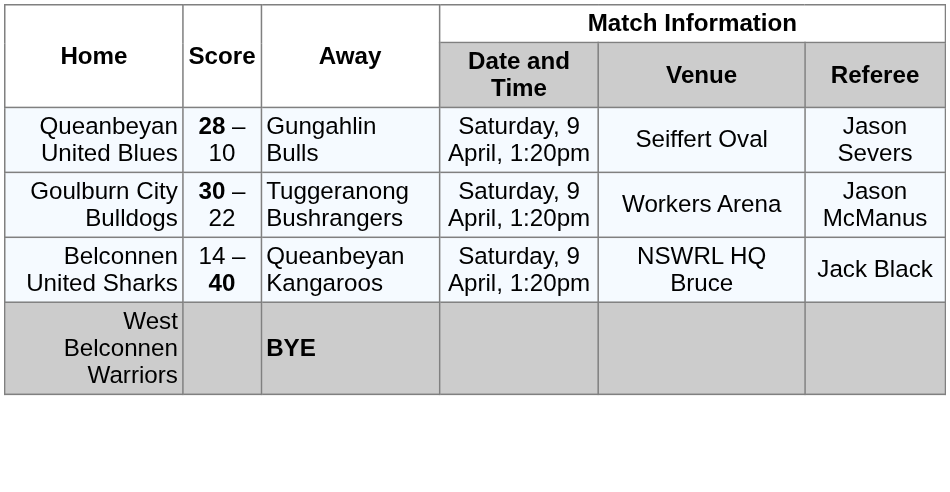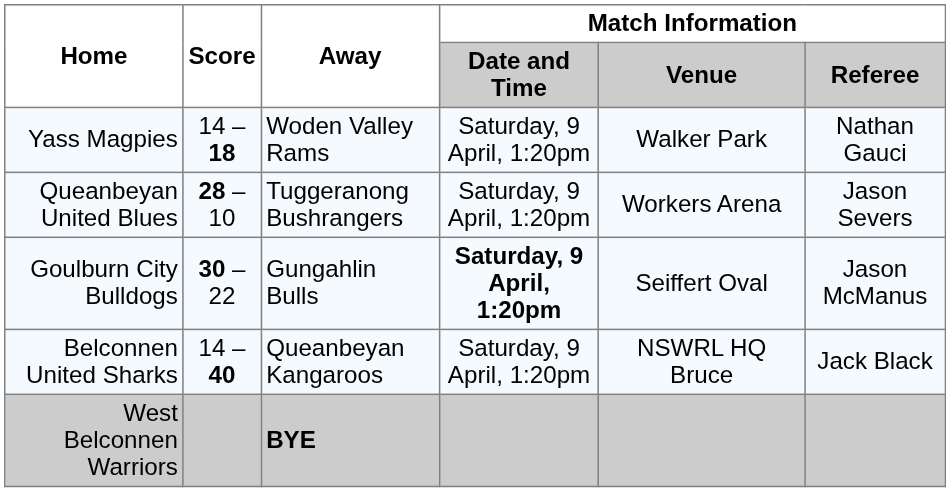+ row: (103, 139)
(321, 139) Gungahlin Bulls -> (338, 204) Tuggeranong Bushrangers
(702, 139) Seiffert Oval -> (702, 204) Workers Arena
(338, 204) Tuggeranong Bushrangers -> (321, 283) Gungahlin Bulls
(519, 204) normal -> (519, 283) bold
(702, 204) Workers Arena -> (702, 283) Seiffert Oval
